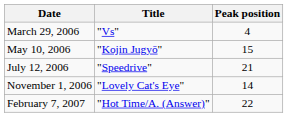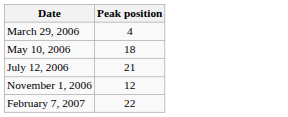- column: (153, 13)
(247, 49) 15 -> (130, 49) 18
(247, 85) 14 -> (130, 85) 12
